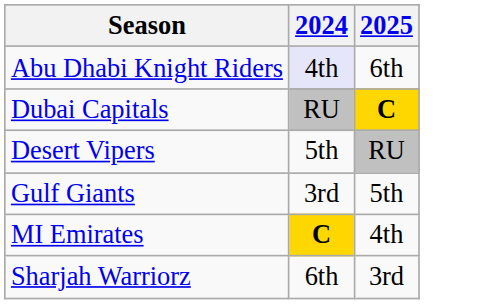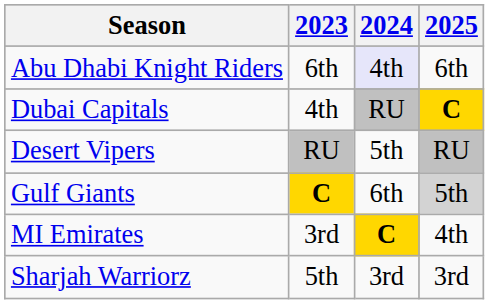+ column: (322, 25)
(322, 192) 3rd -> (386, 192) 6th
(386, 192) no background -> (451, 192) lightgrey background
(322, 276) 6th -> (386, 276) 3rd
